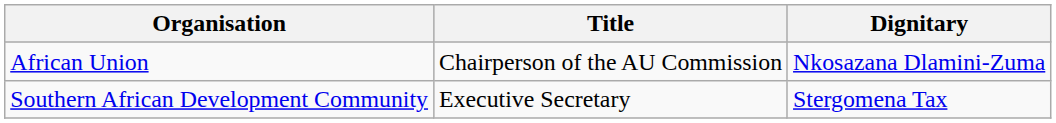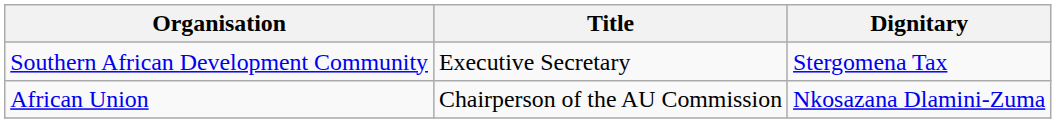rows swapped: (79, 61) <-> (219, 99)
